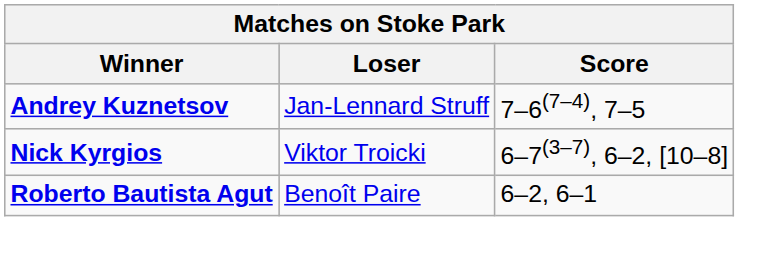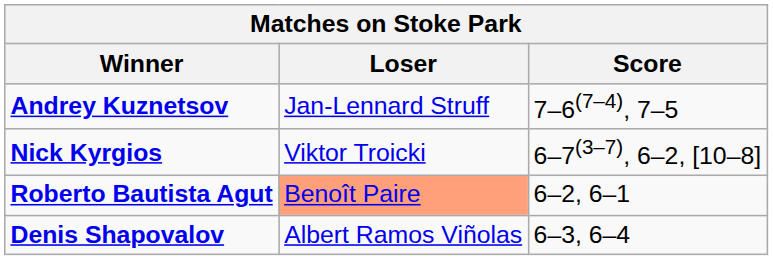(352, 194) no background -> (352, 194) lightsalmon background
+ row: (117, 234)
